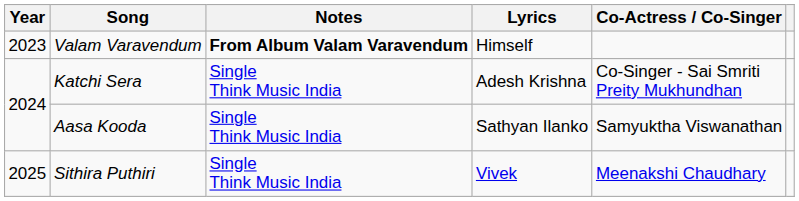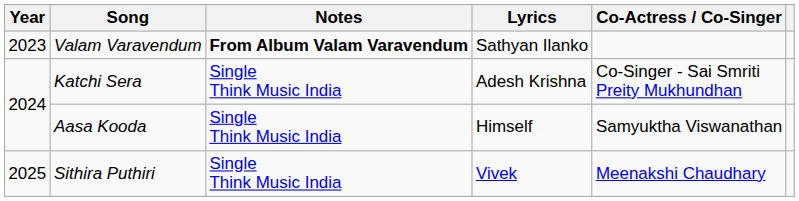(504, 44) Himself -> (532, 44) Sathyan Ilanko
(532, 127) Sathyan Ilanko -> (504, 127) Himself
